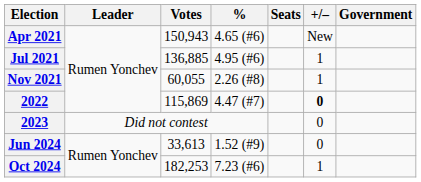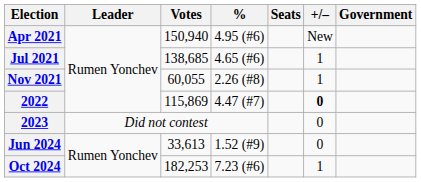(186, 36) 150,943 -> (186, 36) 150,940
(239, 36) 4.65 (#6) -> (239, 36) 4.95 (#6)
(186, 58) 136,885 -> (186, 58) 138,685
(239, 58) 4.95 (#6) -> (239, 58) 4.65 (#6)
